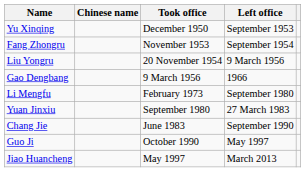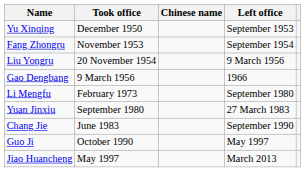columns swapped: (108, 12) <-> (182, 12)
